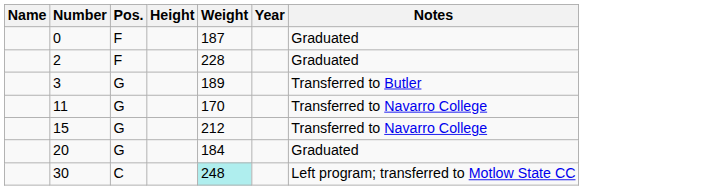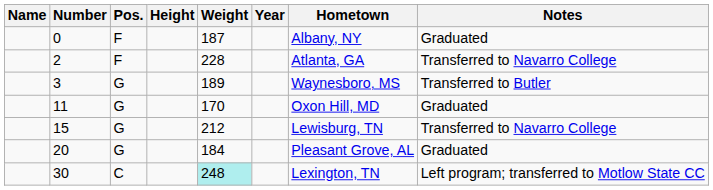+ column: (353, 15)
(325, 60) Graduated -> (519, 60) Transferred to Navarro College
(389, 106) Transferred to Navarro College -> (454, 106) Graduated
